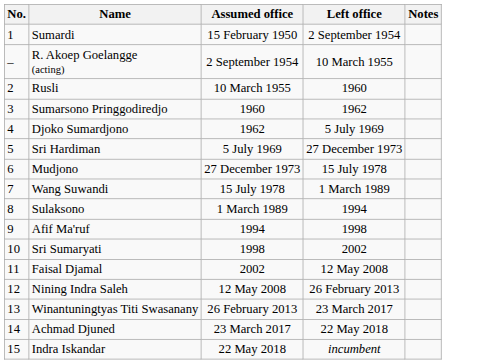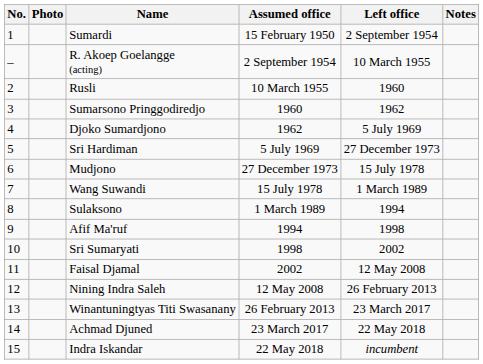+ column: (48, 14)
